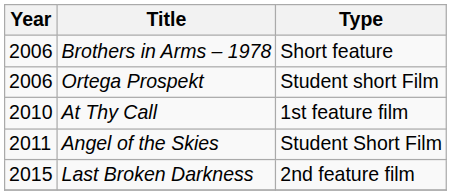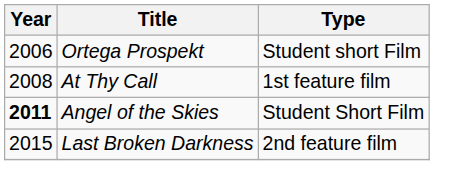- row: (166, 50)
(31, 112) 2010 -> (31, 81) 2008
(30, 143) normal -> (30, 112) bold
